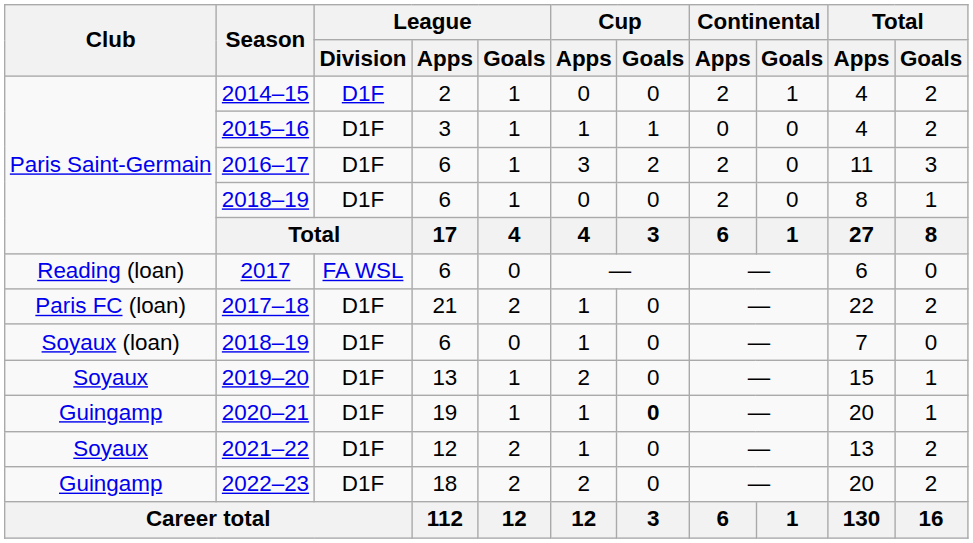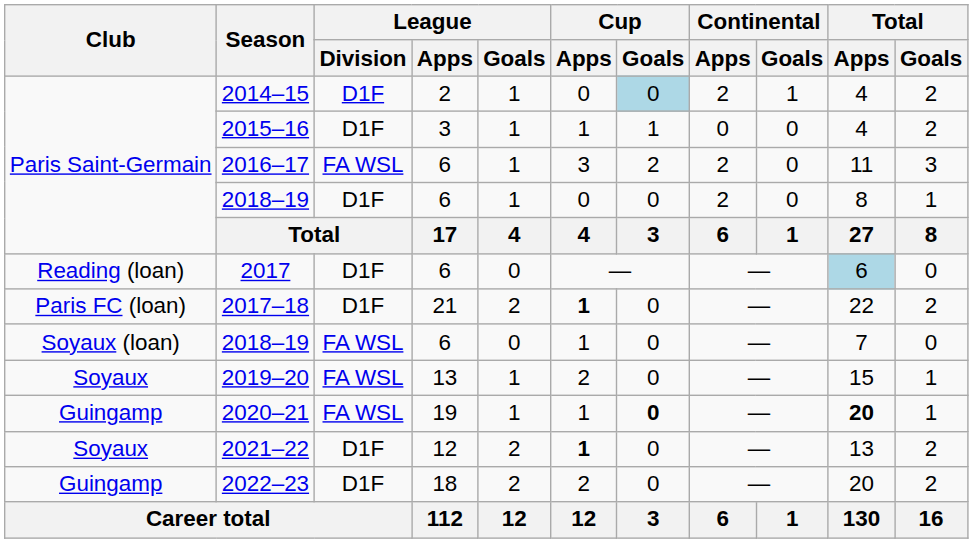(653, 93) no background -> (653, 93) lightblue background
(363, 164) D1F -> (363, 164) FA WSL
(363, 270) FA WSL -> (363, 270) D1F
(862, 270) no background -> (862, 270) lightblue background
(584, 306) normal -> (584, 306) bold
(363, 341) D1F -> (363, 341) FA WSL
(363, 377) D1F -> (363, 377) FA WSL
(363, 413) D1F -> (363, 413) FA WSL
(862, 413) normal -> (862, 413) bold
(584, 448) normal -> (584, 448) bold
